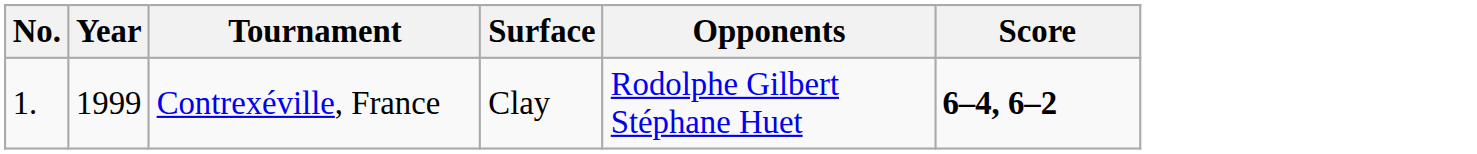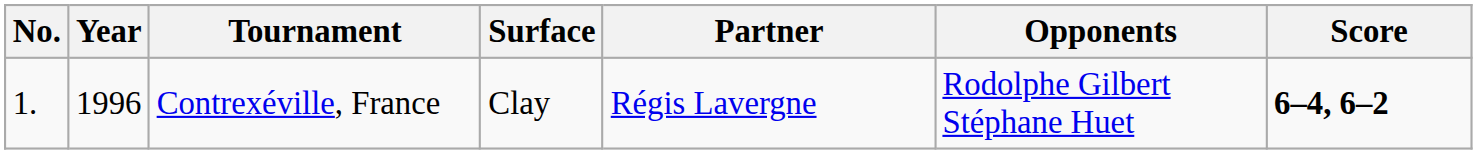+ column: (769, 30)
(109, 102) 1999 -> (109, 102) 1996
